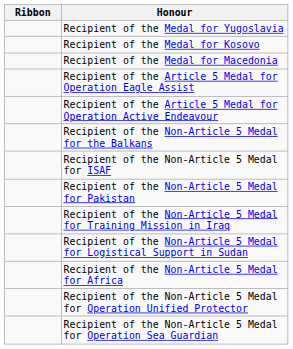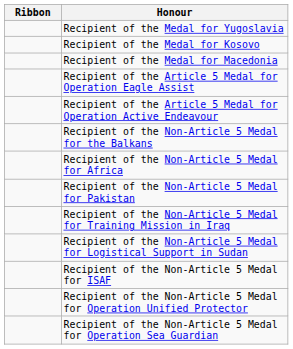rows swapped: (171, 165) <-> (171, 275)
